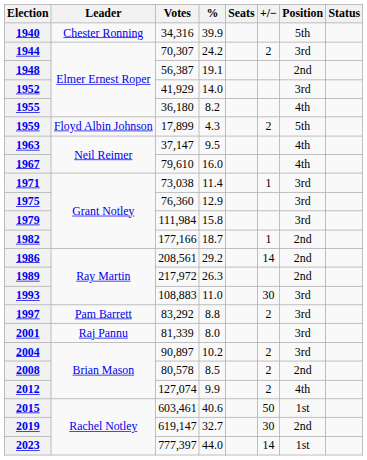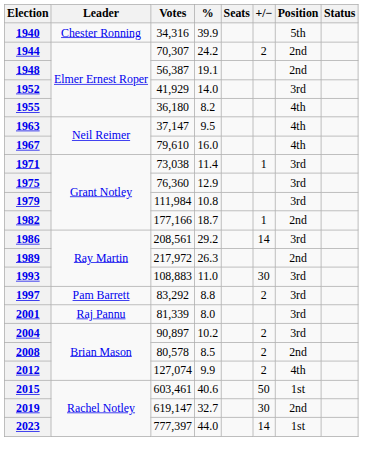(303, 51) 3rd -> (298, 51) 2nd
- row: (28, 126)
(212, 220) 15.8 -> (208, 201) 10.8
(303, 257) 2nd -> (298, 239) 3rd
